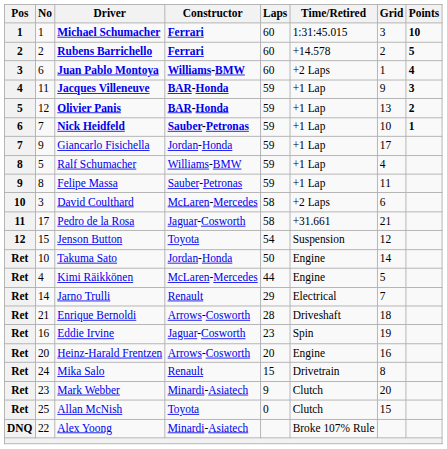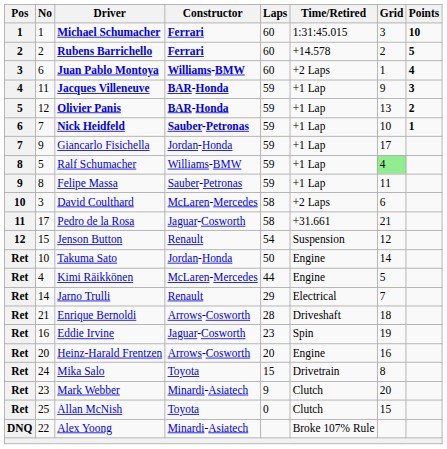(383, 164) no background -> (383, 164) lightgreen background
(183, 239) Toyota -> (185, 239) Renault
(185, 371) Renault -> (183, 371) Toyota
